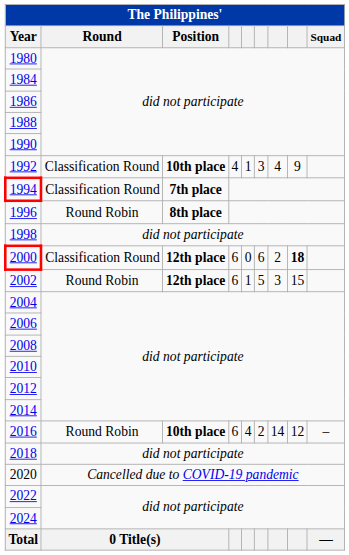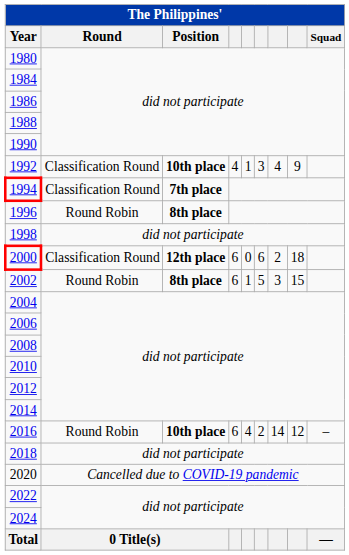(297, 257) bold -> (297, 257) normal
(196, 280) 12th place -> (196, 280) 8th place
